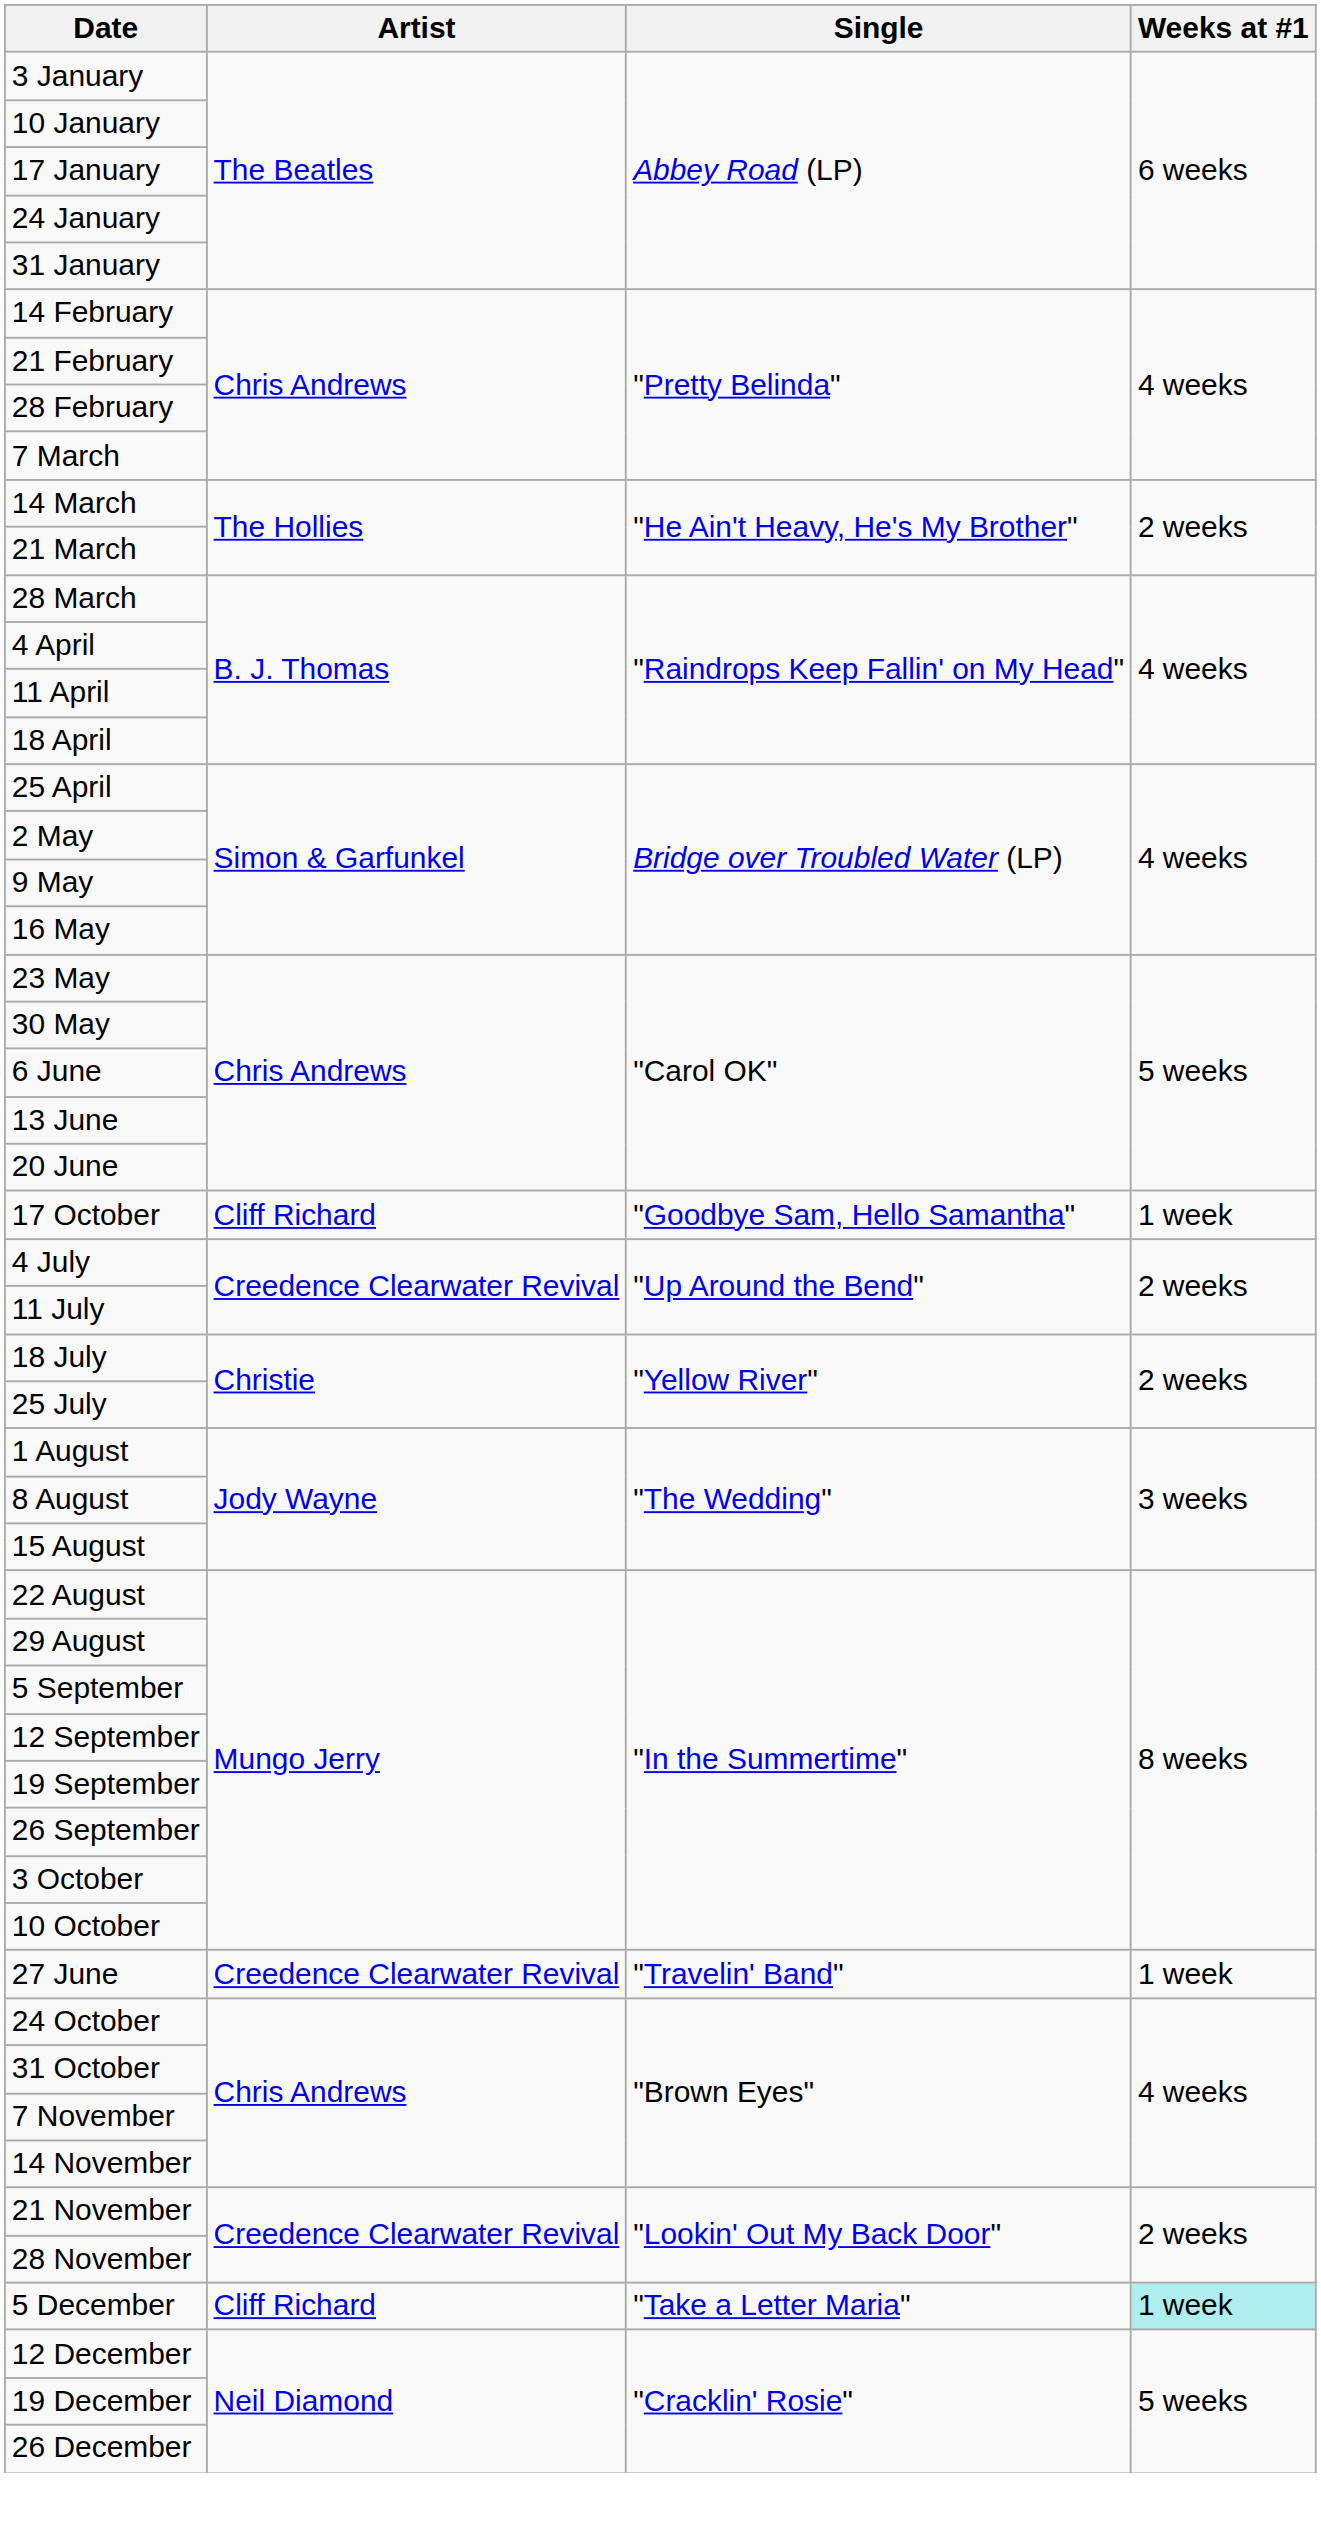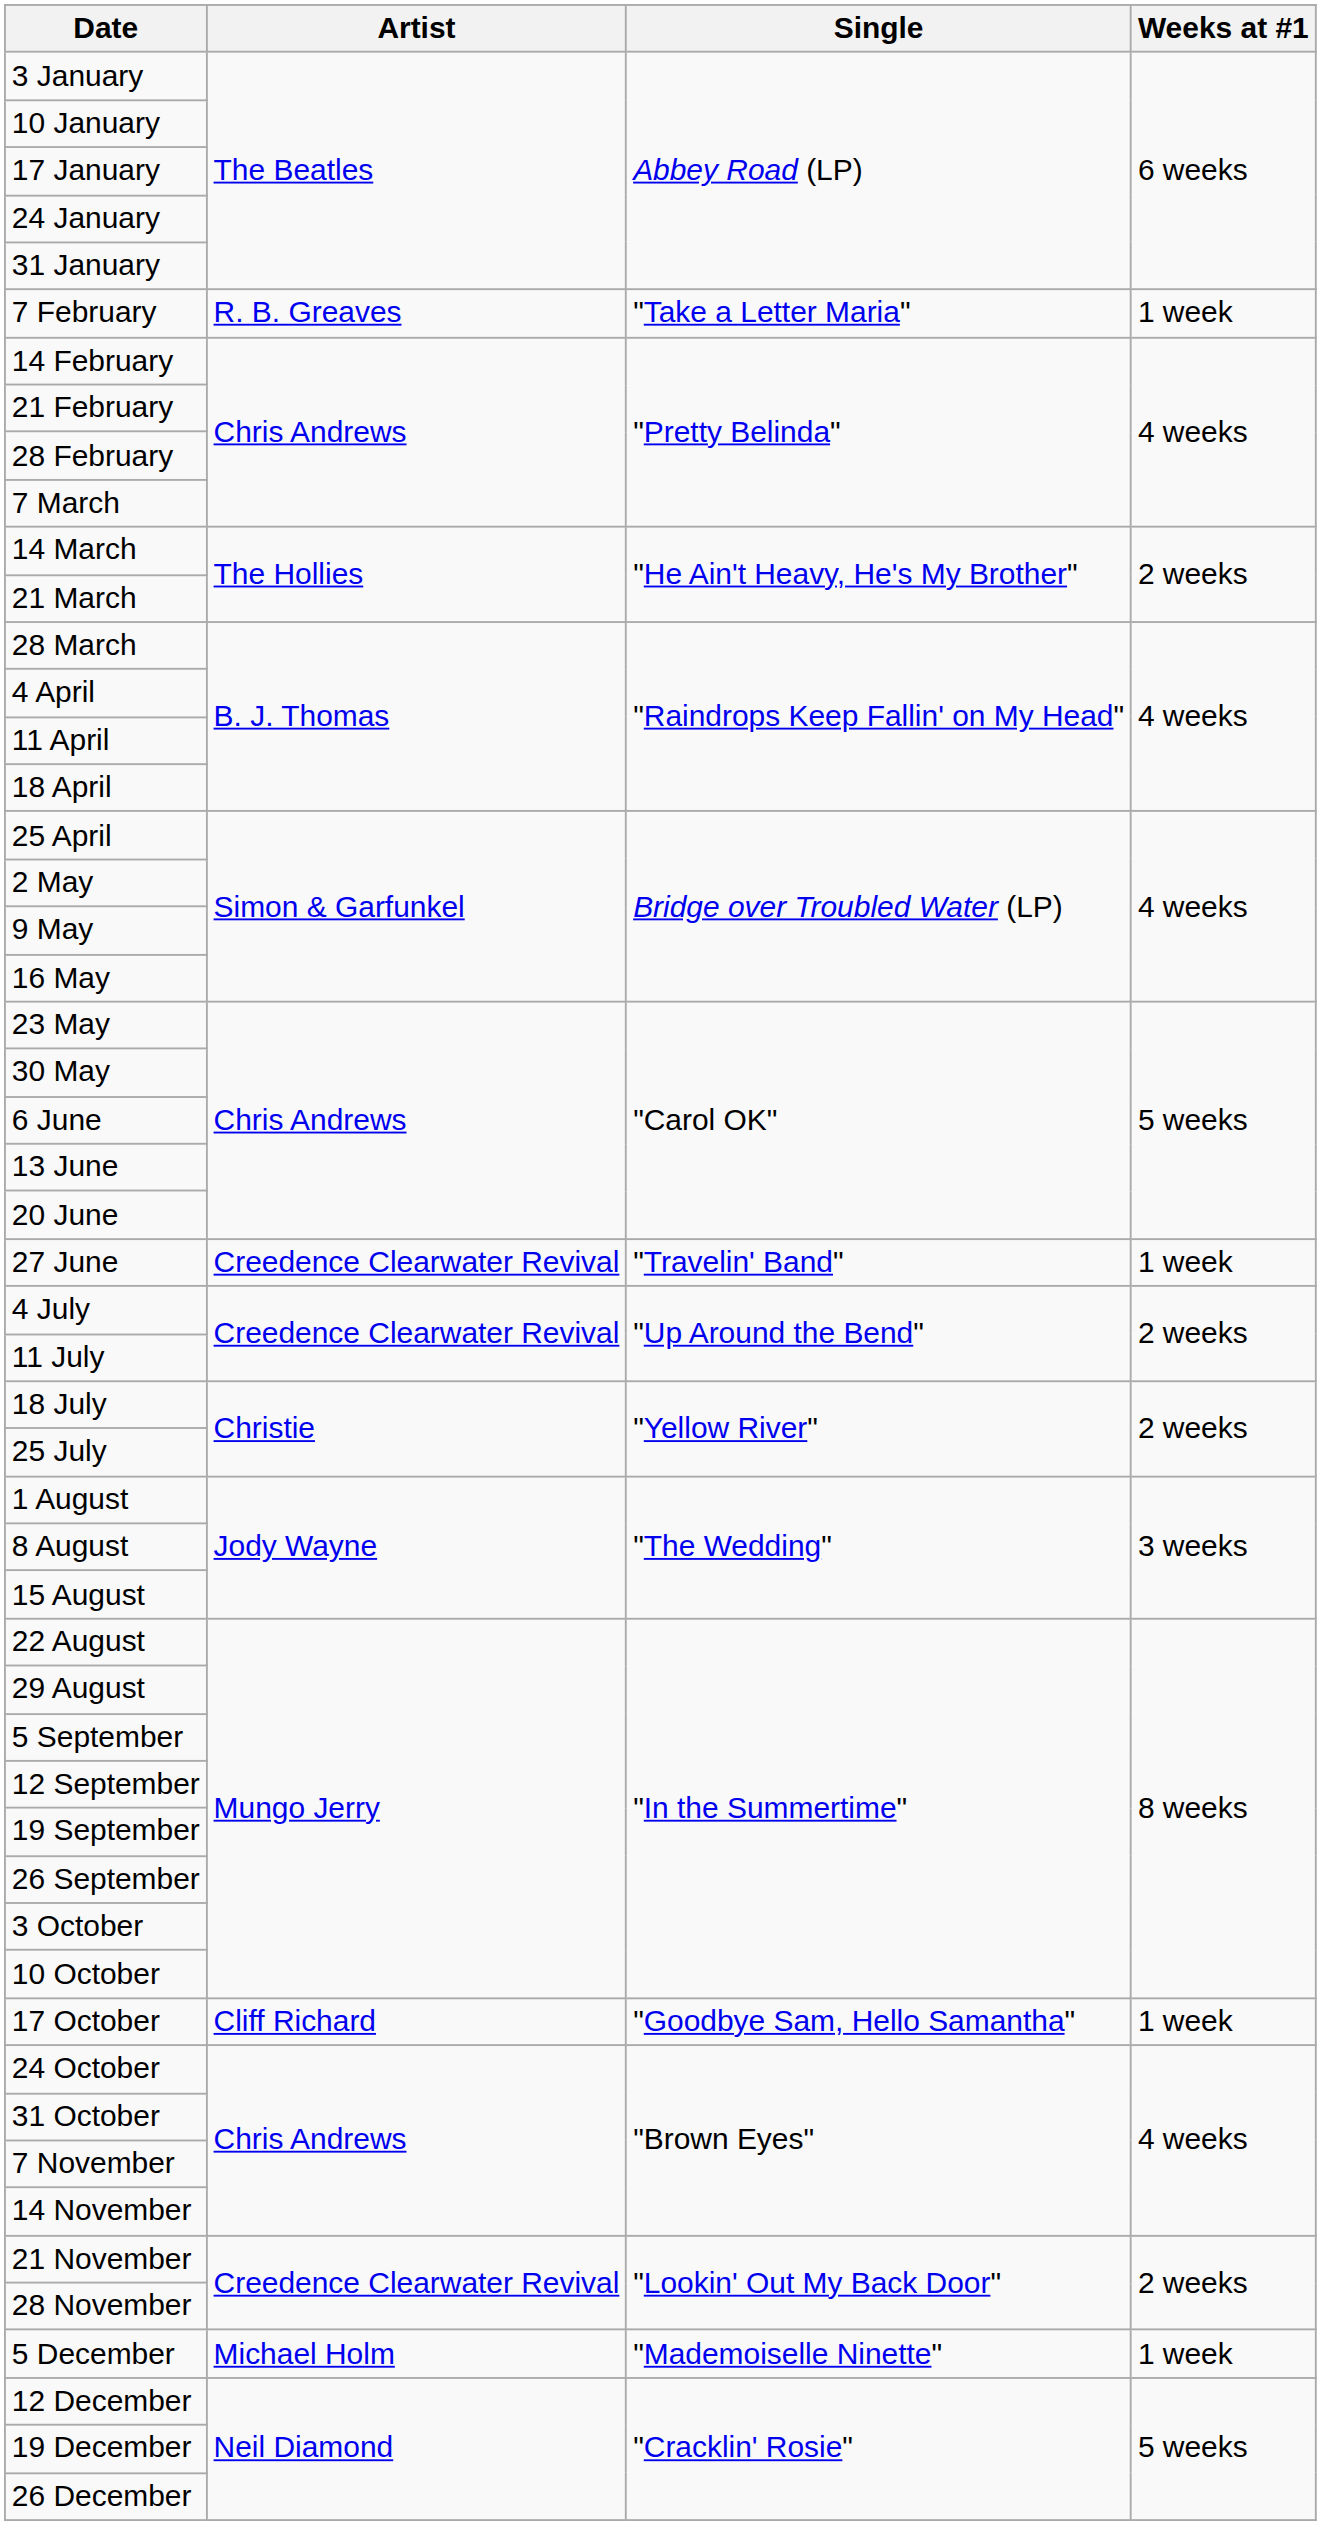+ row: (84, 312)
rows swapped: (65, 1973) <-> (86, 1214)
(295, 2305) Cliff Richard -> (304, 2353) Michael Holm
(772, 2305) "Take a Letter Maria" -> (788, 2353) "Mademoiselle Ninette"
(1185, 2305) paleturquoise background -> (1185, 2353) no background
